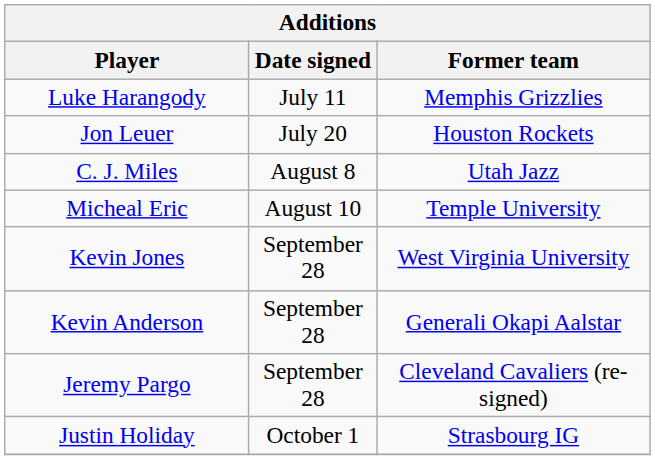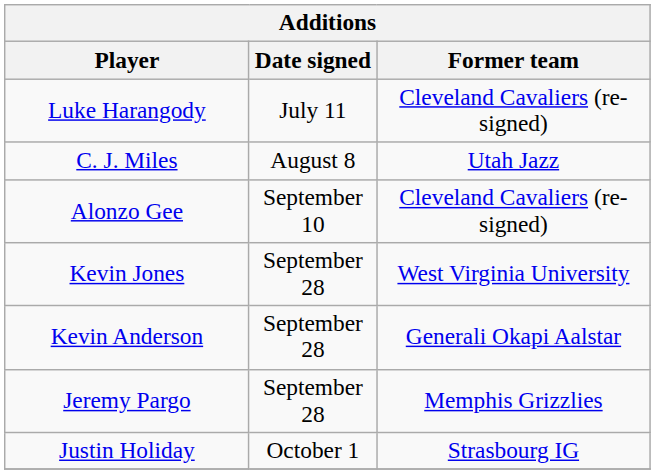(513, 97) Memphis Grizzlies -> (513, 110) Cleveland Cavaliers (re-signed)
- row: (127, 134)
- row: (127, 208)
+ row: (127, 210)
(513, 385) Cleveland Cavaliers (re-signed) -> (513, 400) Memphis Grizzlies
